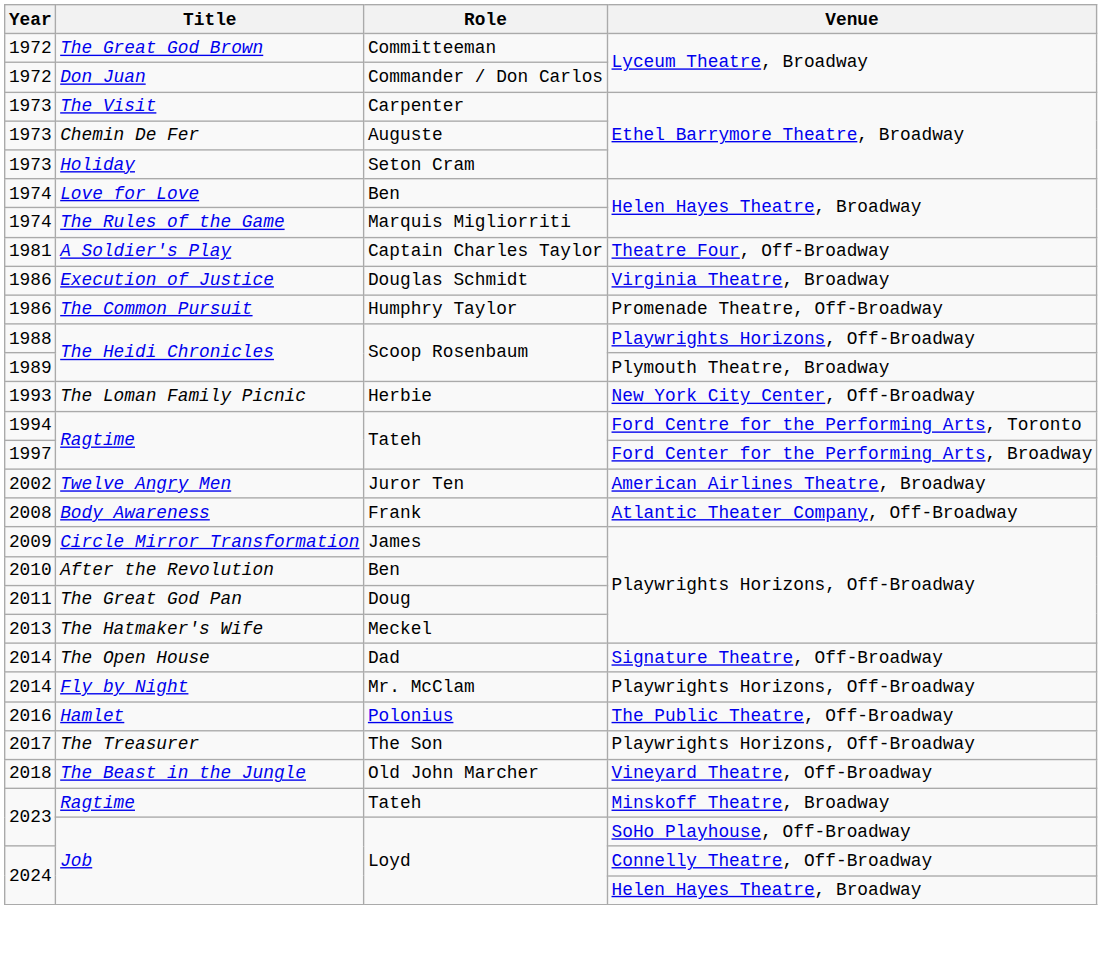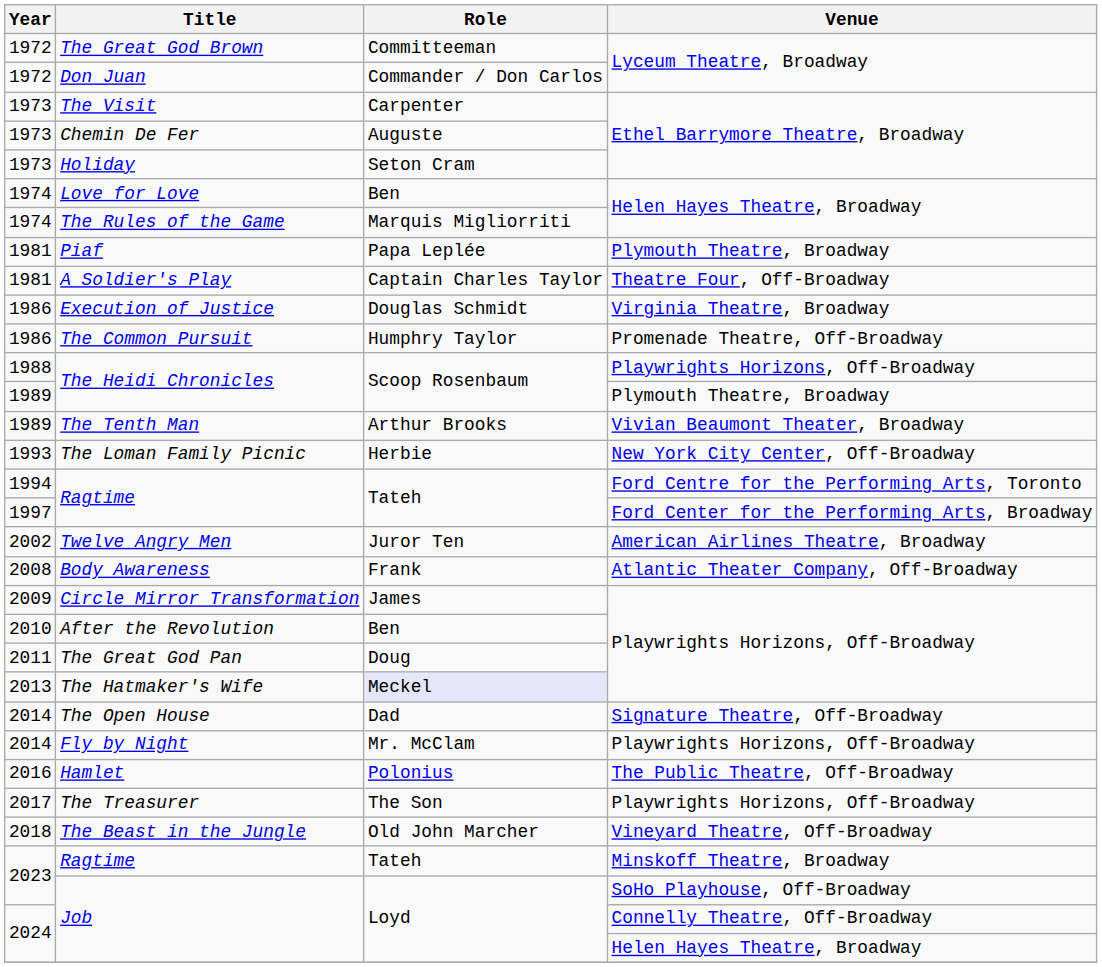+ row: (82, 251)
+ row: (130, 426)
(400, 629) no background -> (400, 687) lavender background
